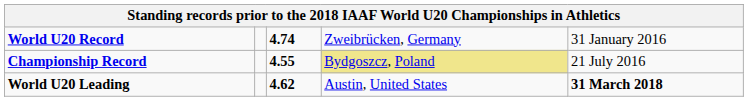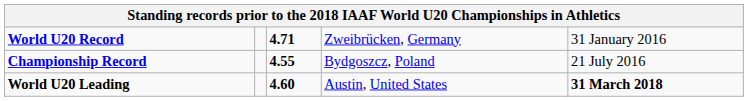(282, 38) 4.74 -> (282, 38) 4.71
(379, 61) khaki background -> (379, 61) no background
(282, 84) 4.62 -> (282, 84) 4.60
